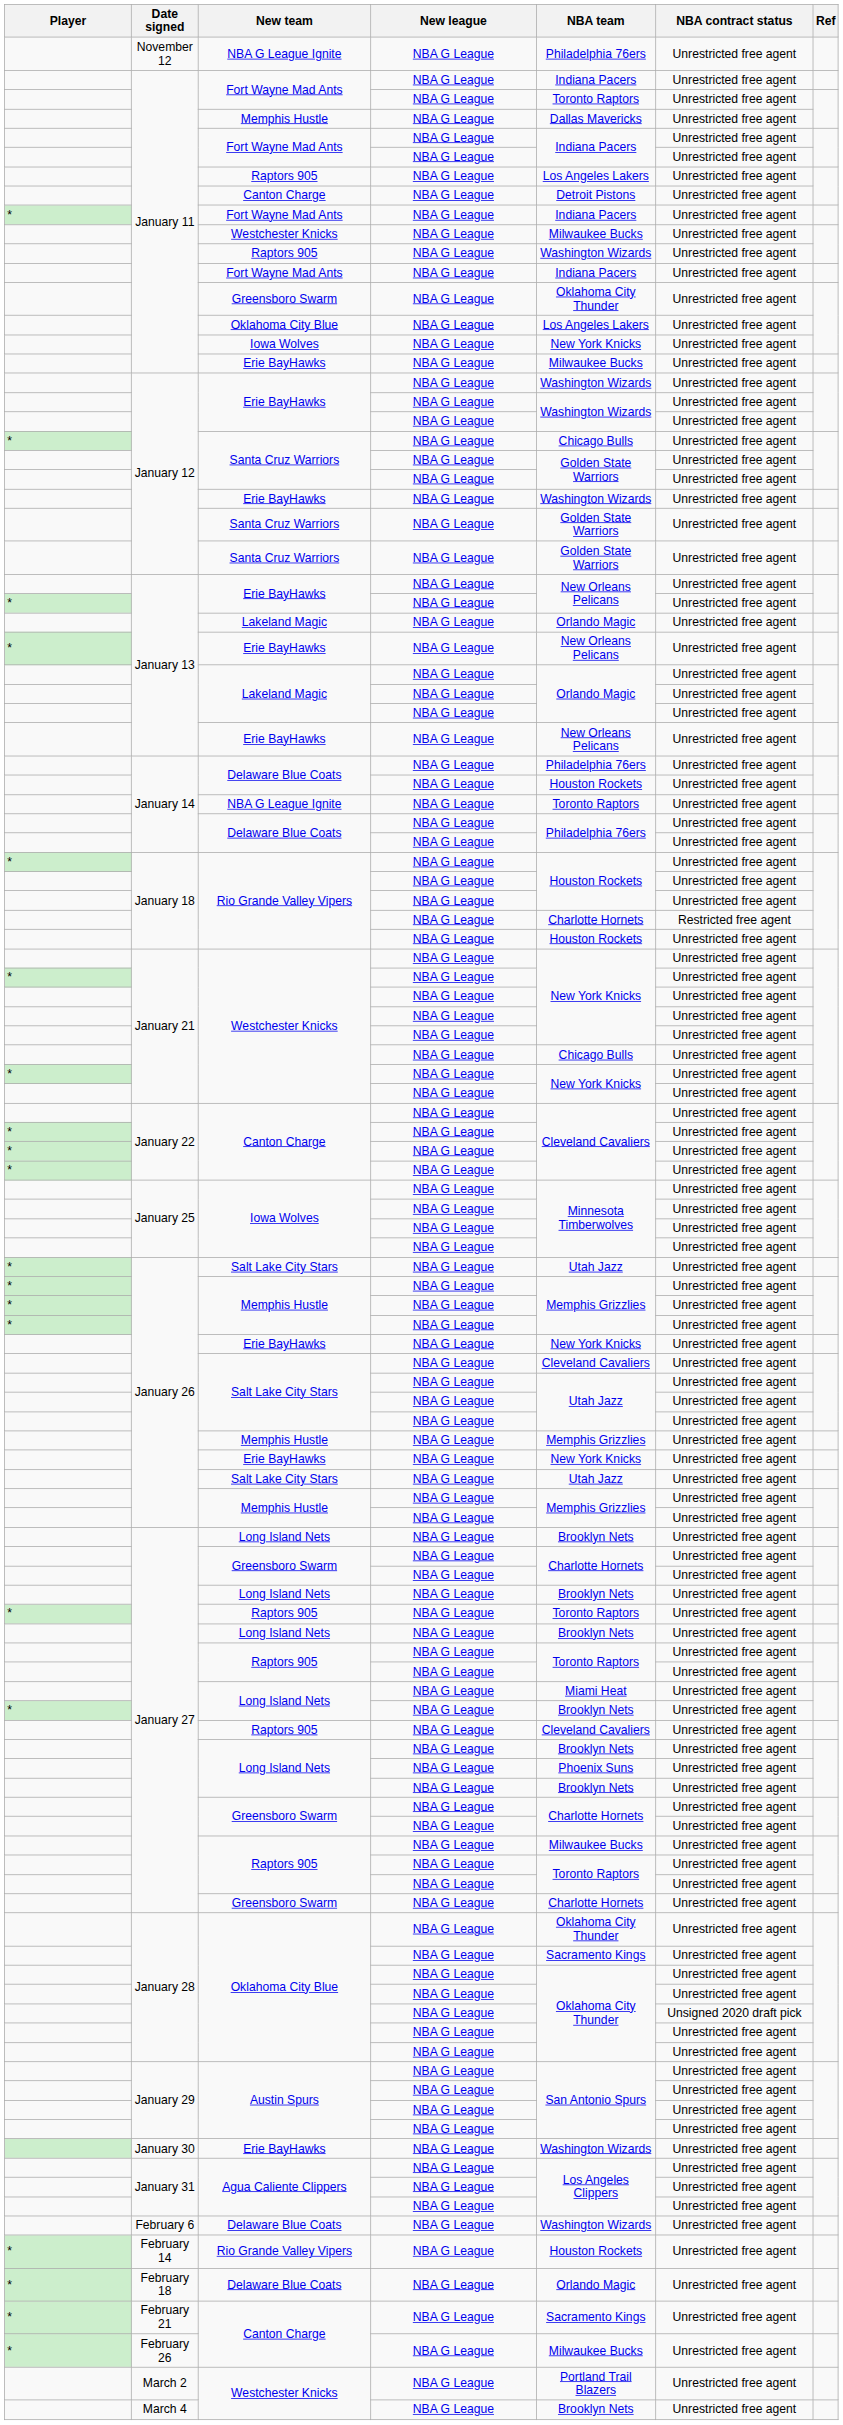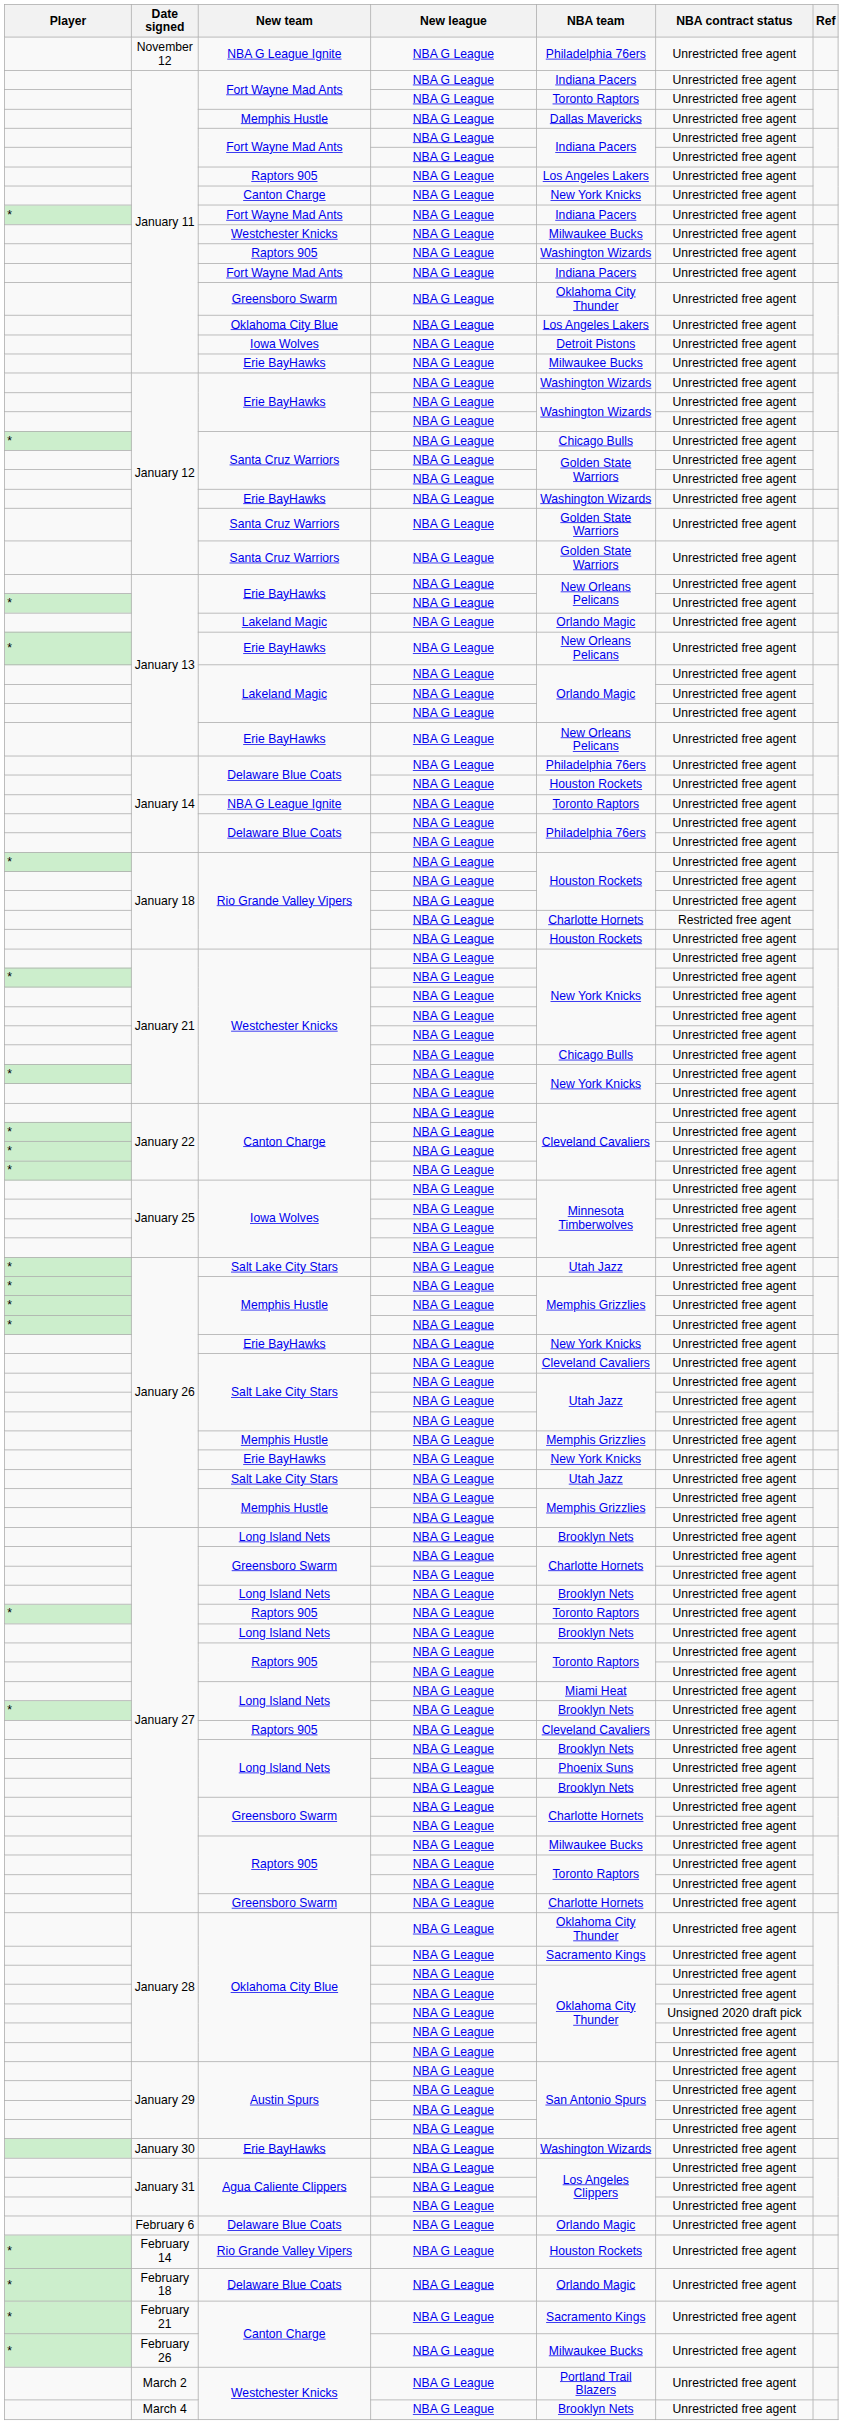(596, 195) Detroit Pistons -> (596, 195) New York Knicks
(596, 344) New York Knicks -> (596, 344) Detroit Pistons
(596, 2225) Washington Wizards -> (596, 2225) Orlando Magic
